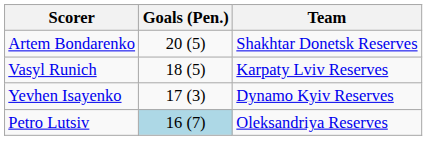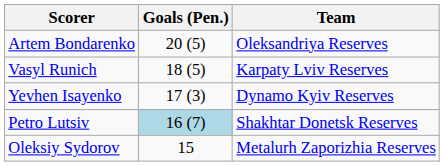(327, 43) Shakhtar Donetsk Reserves -> (312, 43) Oleksandriya Reserves
(312, 122) Oleksandriya Reserves -> (327, 122) Shakhtar Donetsk Reserves
+ row: (64, 148)
